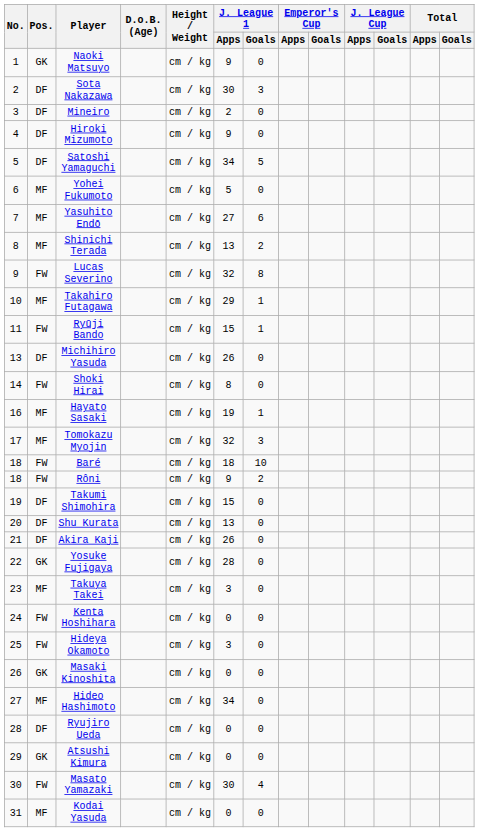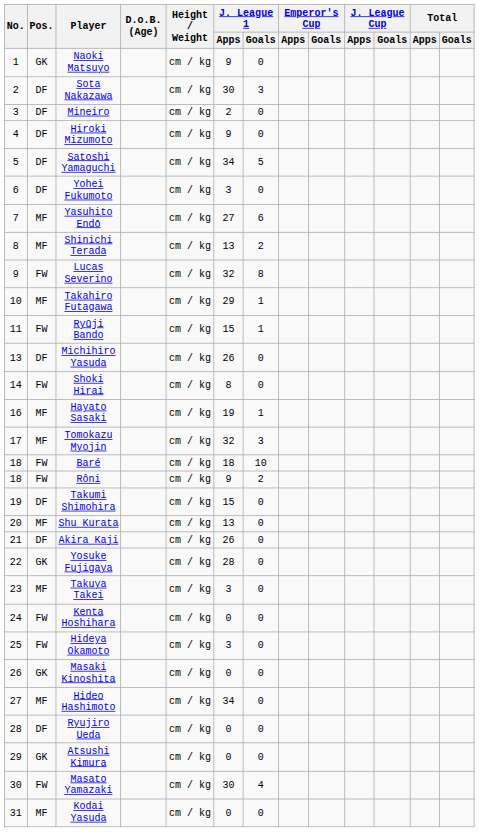(42, 190) MF -> (42, 190) DF
(228, 190) 5 -> (228, 190) 3
(42, 524) DF -> (42, 524) MF
